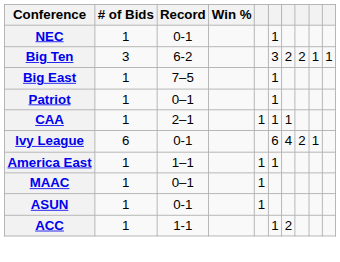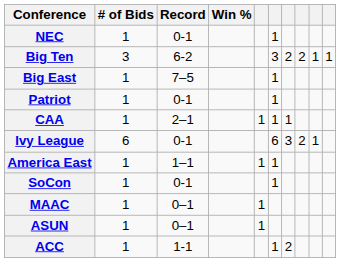(183, 99) 0–1 -> (183, 99) 0-1
(288, 141) 4 -> (288, 141) 3
+ row: (50, 183)
(183, 204) 0-1 -> (183, 225) 0–1
